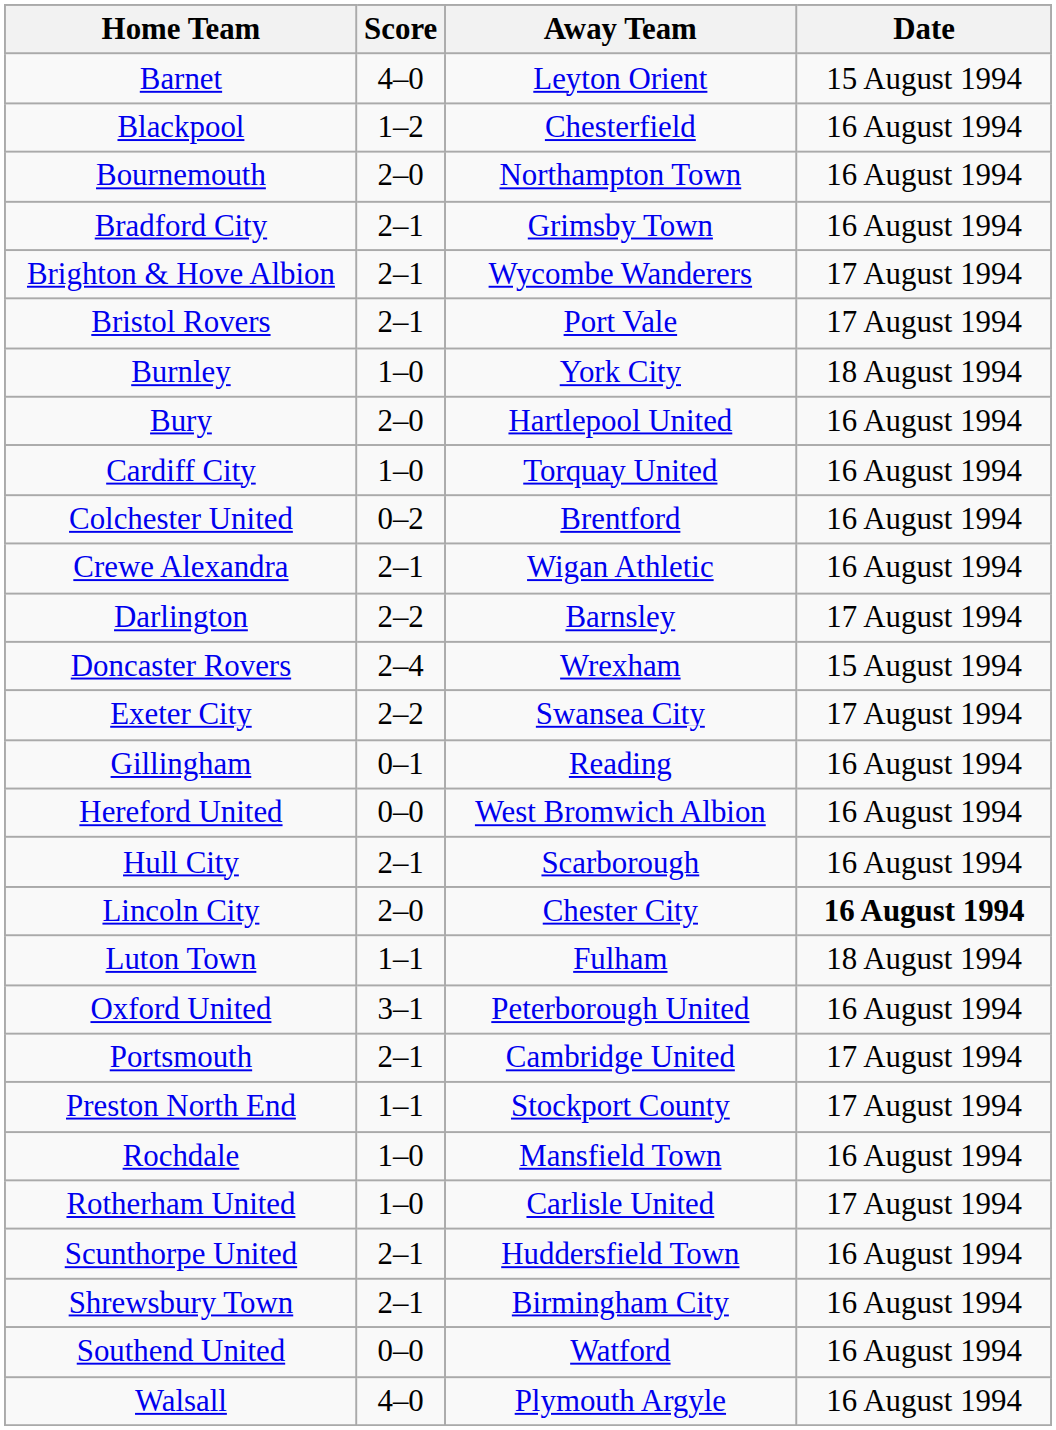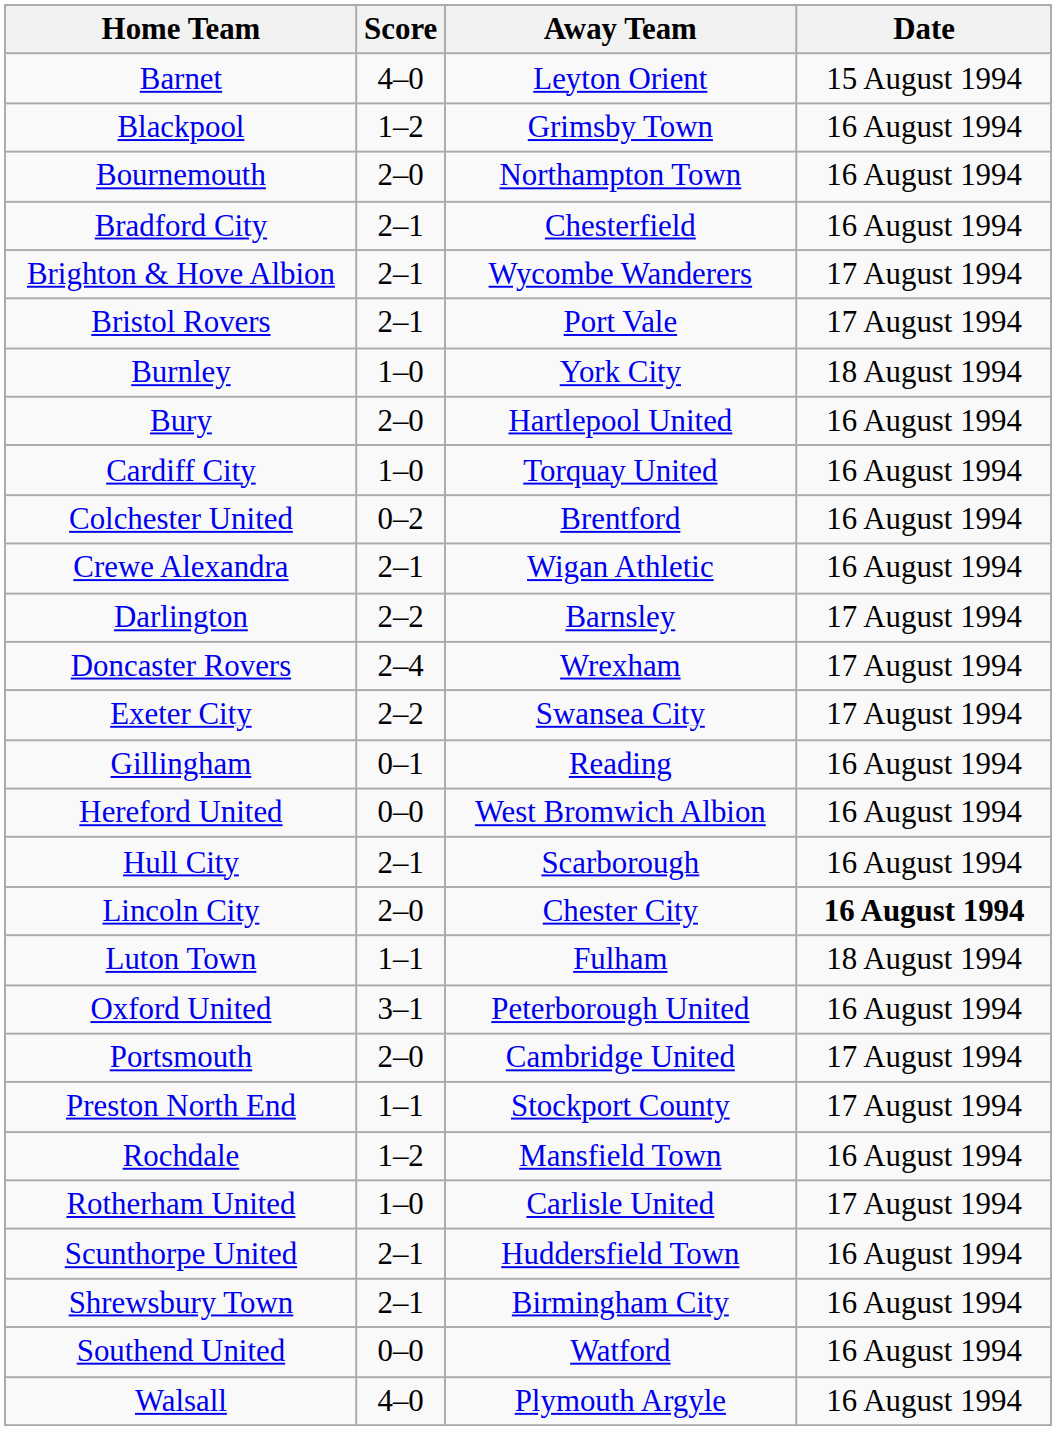(620, 126) Chesterfield -> (620, 126) Grimsby Town
(620, 224) Grimsby Town -> (620, 224) Chesterfield
(924, 665) 15 August 1994 -> (924, 665) 17 August 1994
(401, 1057) 2–1 -> (401, 1057) 2–0
(401, 1155) 1–0 -> (401, 1155) 1–2
